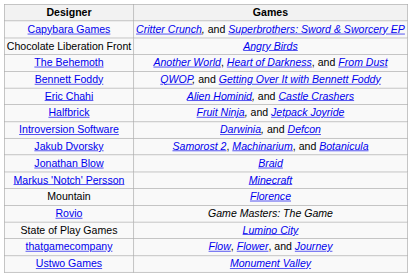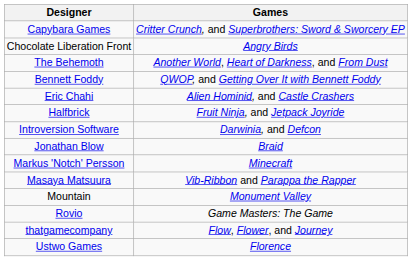- row: (69, 146)
+ row: (69, 180)
(270, 197) Florence -> (270, 197) Monument Valley
- row: (69, 230)
(270, 264) Monument Valley -> (270, 247) Florence
